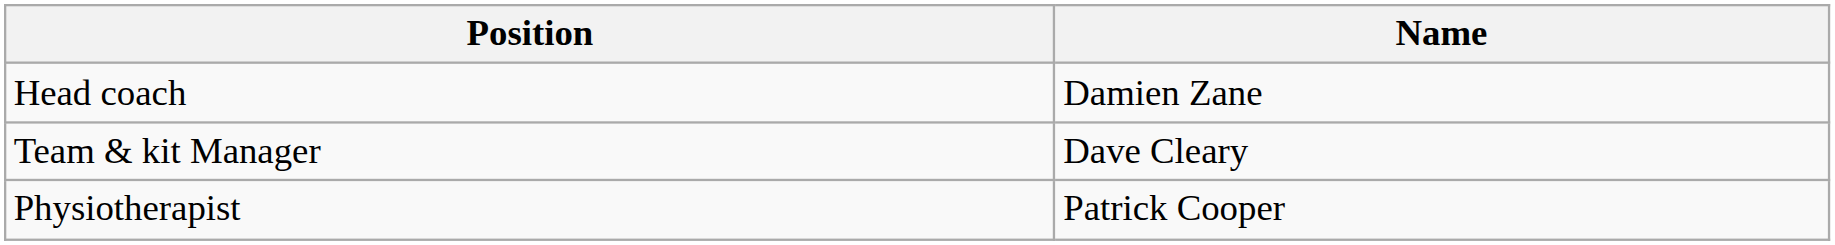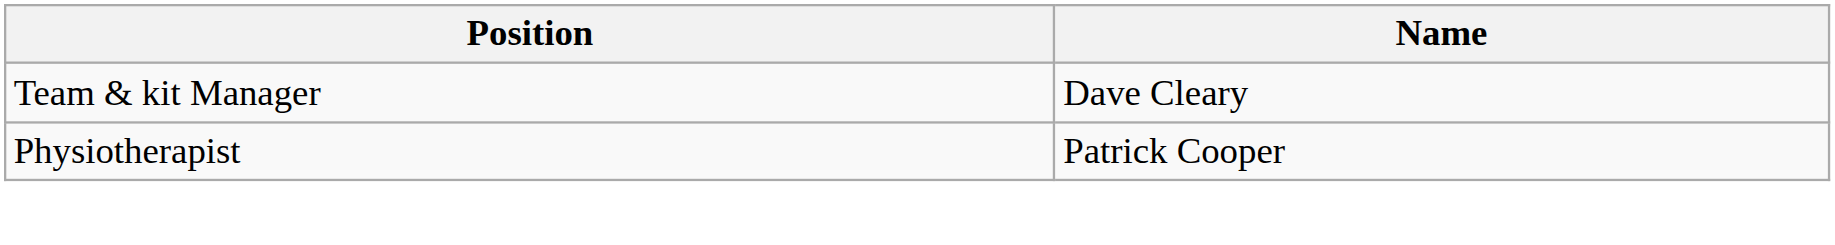- row: (100, 92)
